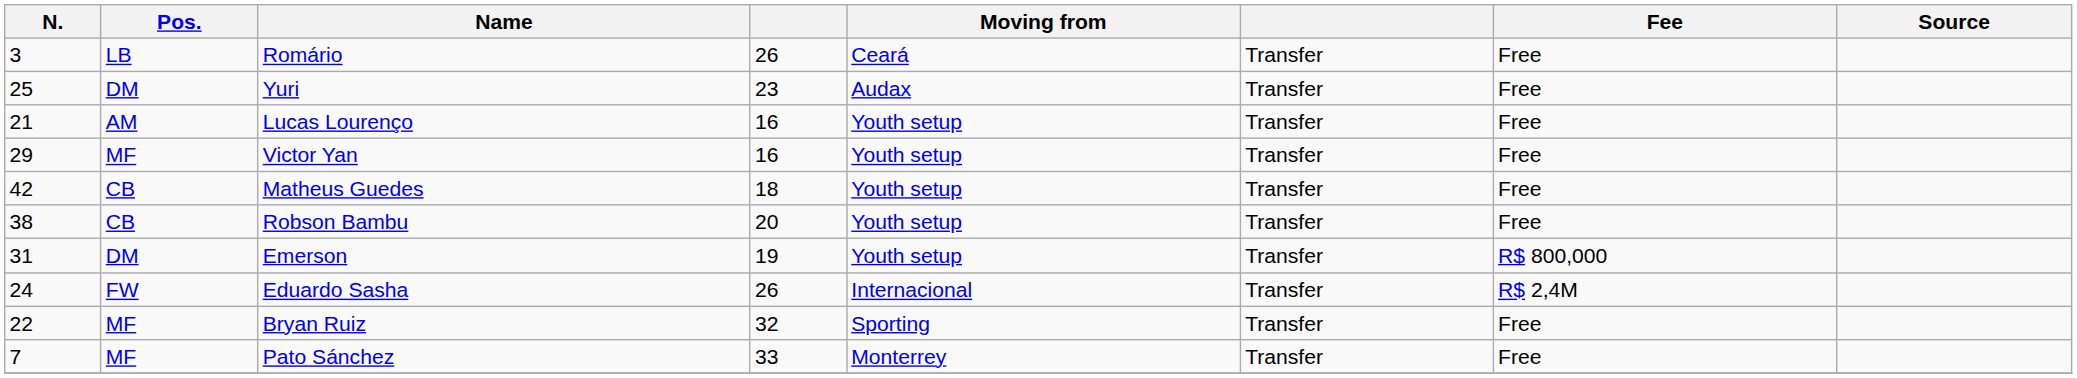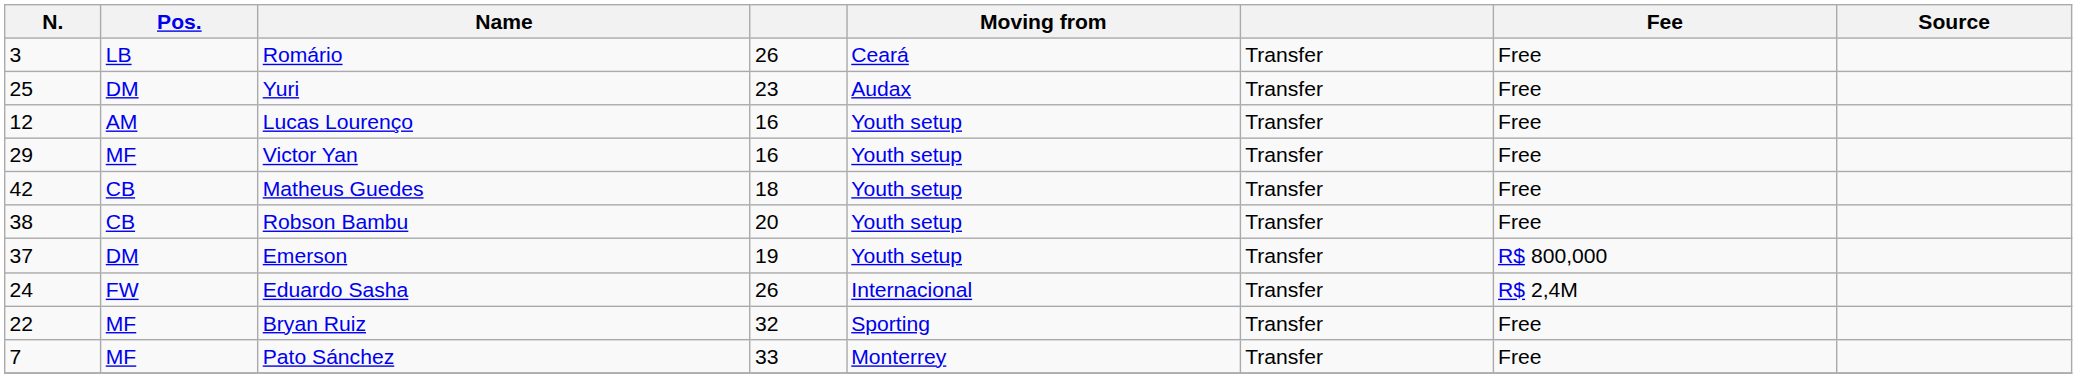(21, 122) 21 -> (21, 122) 12
(21, 256) 31 -> (21, 256) 37
